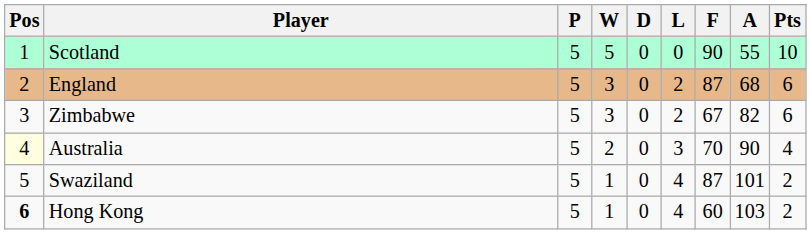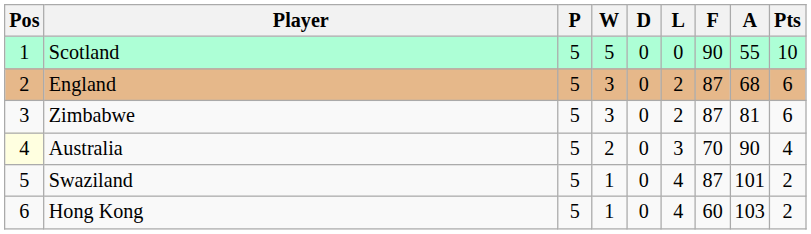(713, 116) 67 -> (713, 116) 87
(750, 116) 82 -> (750, 116) 81
(24, 212) bold -> (24, 212) normal
